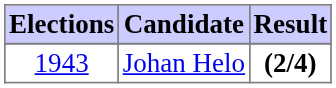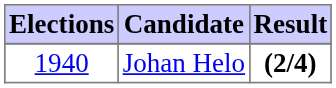(62, 62) 1943 -> (62, 62) 1940
